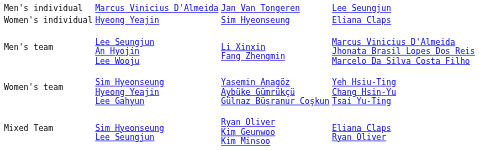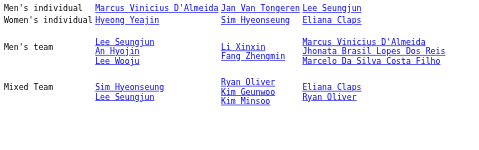- row: (33, 87)
